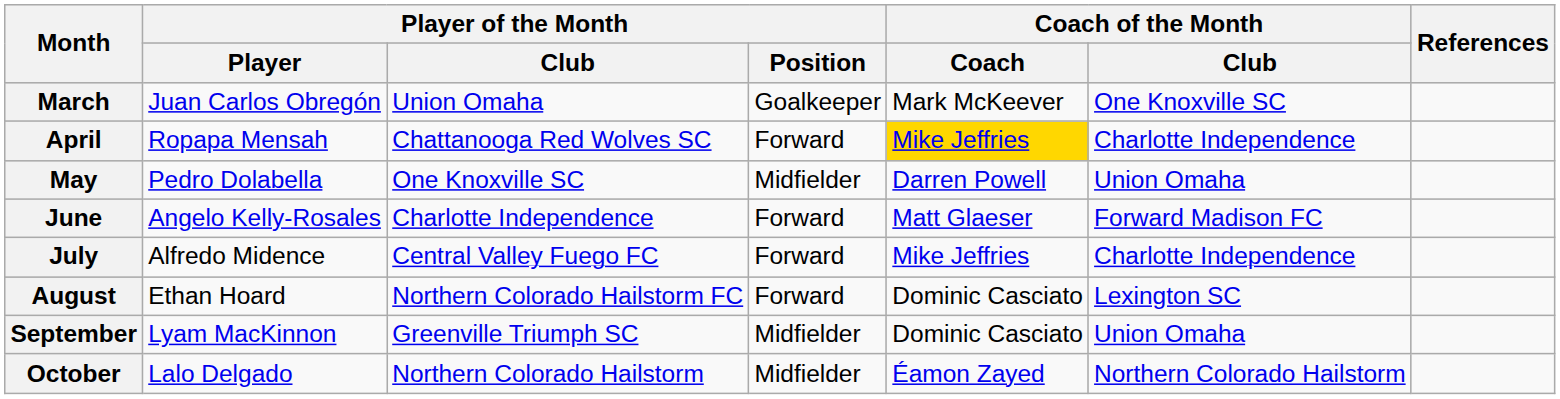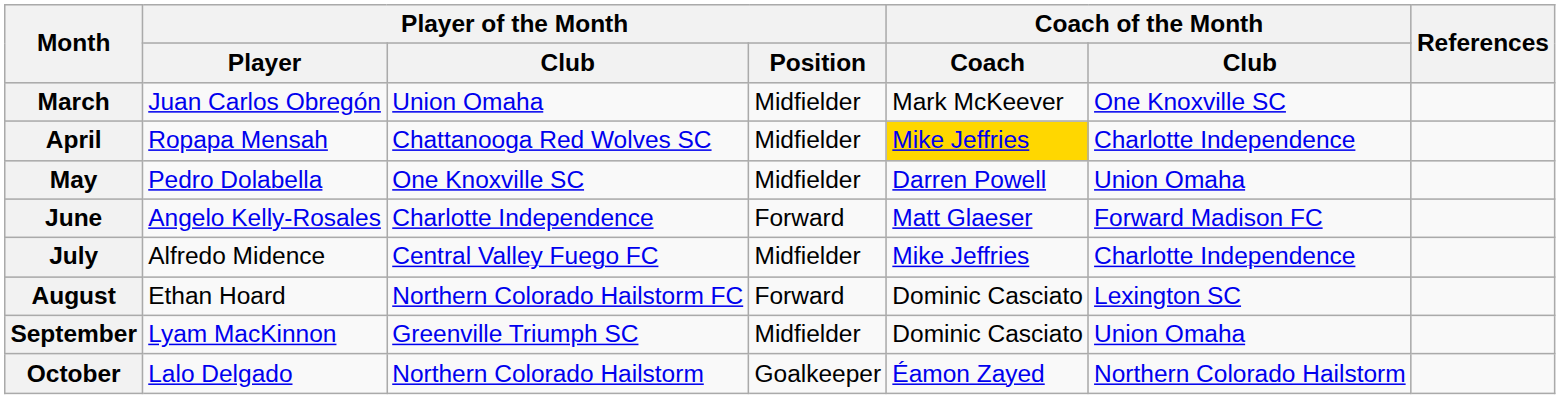(818, 101) Goalkeeper -> (808, 101) Midfielder
(799, 140) Forward -> (808, 140) Midfielder
(799, 256) Forward -> (808, 256) Midfielder
(808, 373) Midfielder -> (818, 373) Goalkeeper
